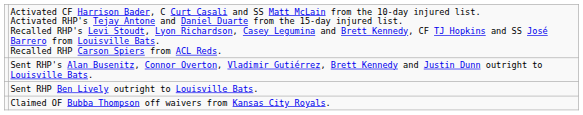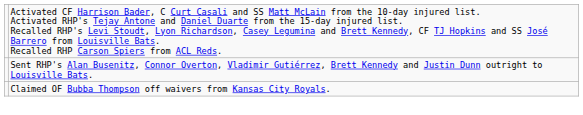- row: (134, 89)
